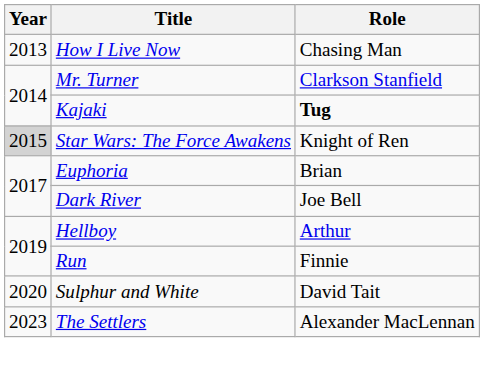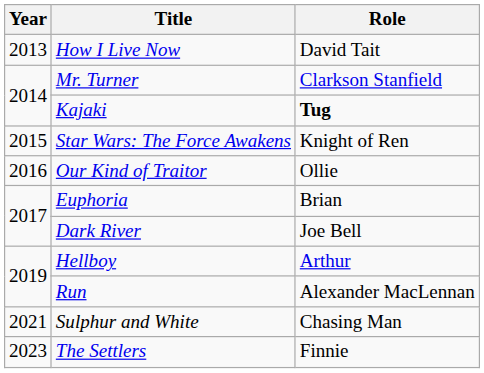(351, 49) Chasing Man -> (340, 49) David Tait
(28, 140) lightgrey background -> (28, 140) no background
+ row: (131, 170)
(324, 261) Finnie -> (387, 291) Alexander MacLennan
(28, 291) 2020 -> (28, 321) 2021
(340, 291) David Tait -> (351, 321) Chasing Man
(387, 321) Alexander MacLennan -> (324, 351) Finnie
